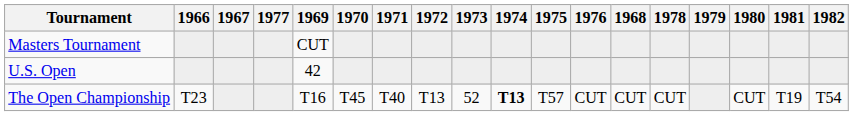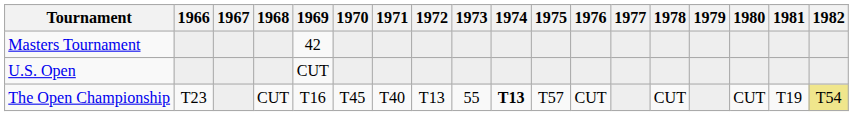columns swapped: (630, 17) <-> (273, 17)
(313, 44) CUT -> (313, 44) 42
(313, 71) 42 -> (313, 71) CUT
(472, 97) 52 -> (472, 97) 55
(829, 97) no background -> (829, 97) khaki background
